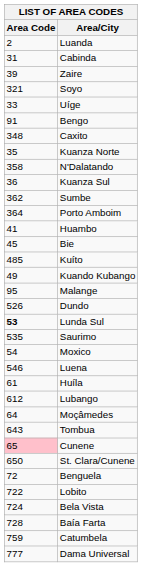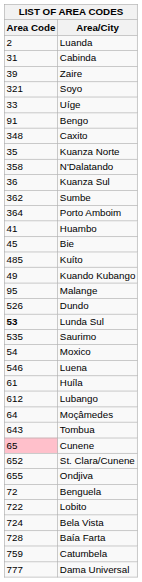(15, 461) 650 -> (15, 461) 652
+ row: (76, 476)
